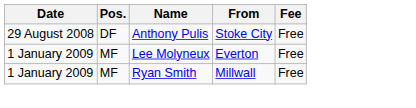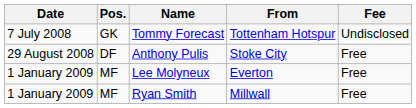+ row: (178, 34)
